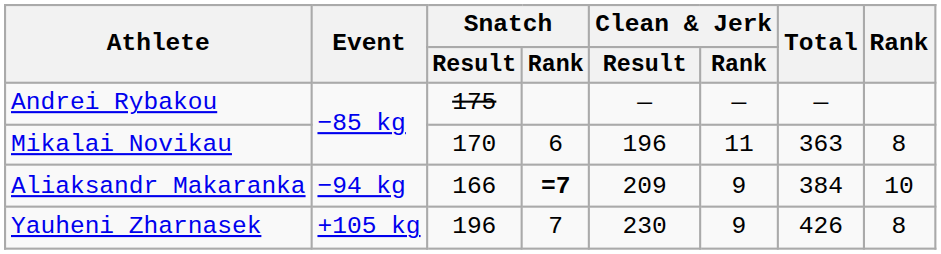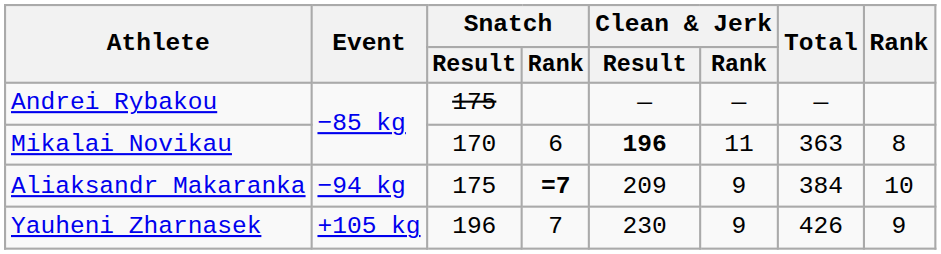(645, 145) normal -> (645, 145) bold
(474, 186) 166 -> (474, 186) 175
(899, 227) 8 -> (899, 227) 9
